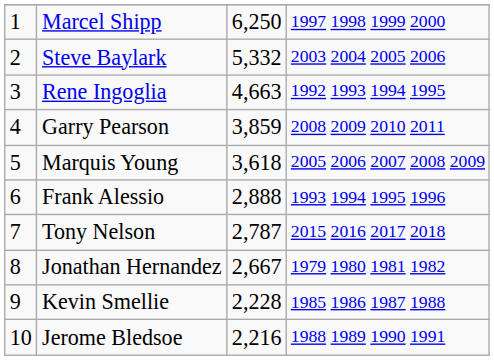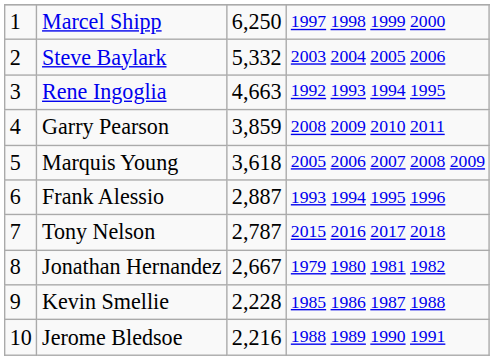(257, 197) 2,888 -> (257, 197) 2,887
